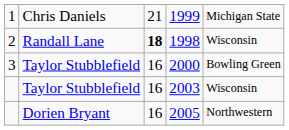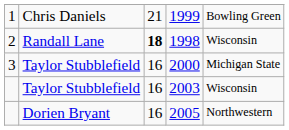(243, 16) Michigan State -> (243, 16) Bowling Green
(243, 64) Bowling Green -> (243, 64) Michigan State
